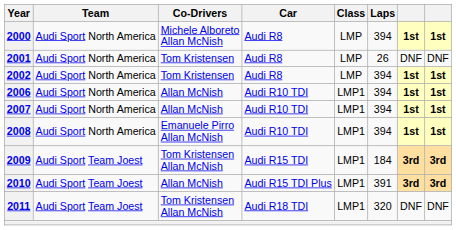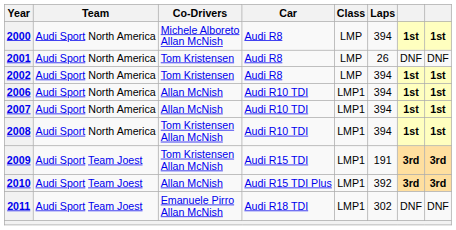(197, 132) Emanuele Pirro Allan McNish -> (197, 132) Tom Kristensen Allan McNish
(383, 161) 184 -> (383, 161) 191
(383, 183) 391 -> (383, 183) 392
(197, 206) Tom Kristensen Allan McNish -> (197, 206) Emanuele Pirro Allan McNish
(383, 206) 320 -> (383, 206) 302
